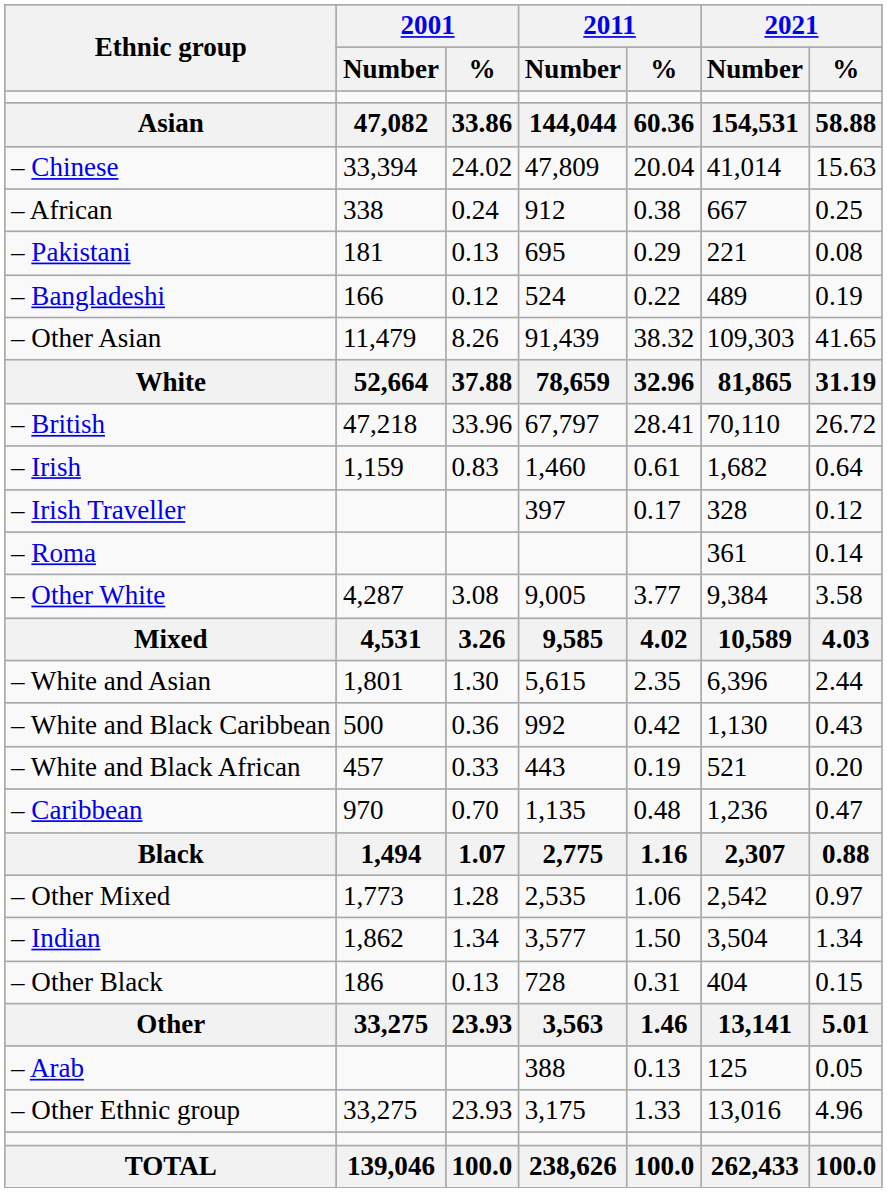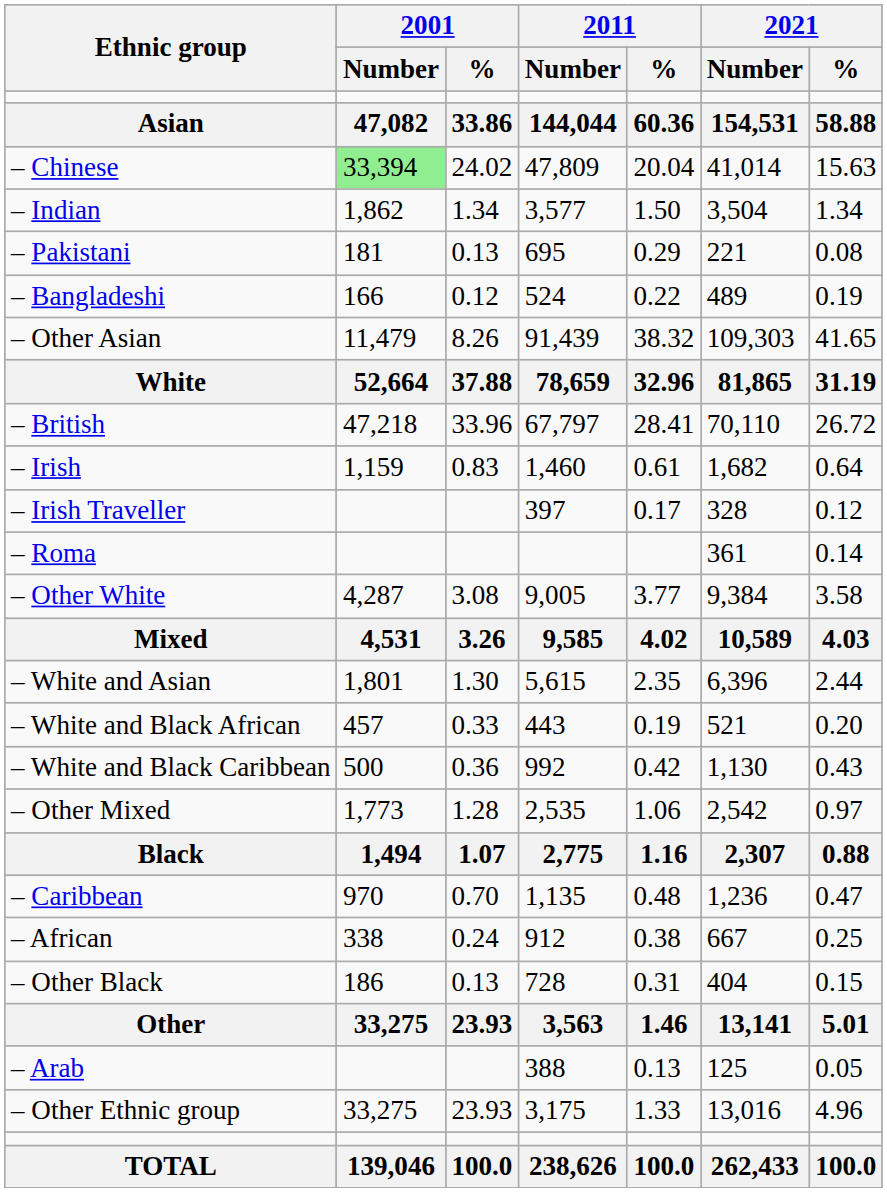(380, 167) no background -> (380, 167) lightgreen background
rows swapped: (56, 938) <-> (62, 209)
rows swapped: (171, 724) <-> (156, 767)
rows swapped: (91, 896) <-> (77, 810)
